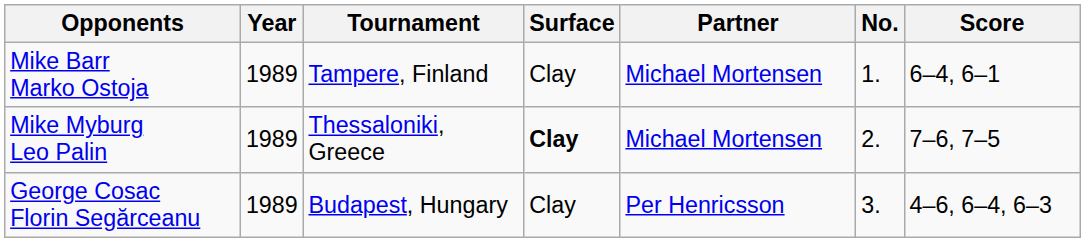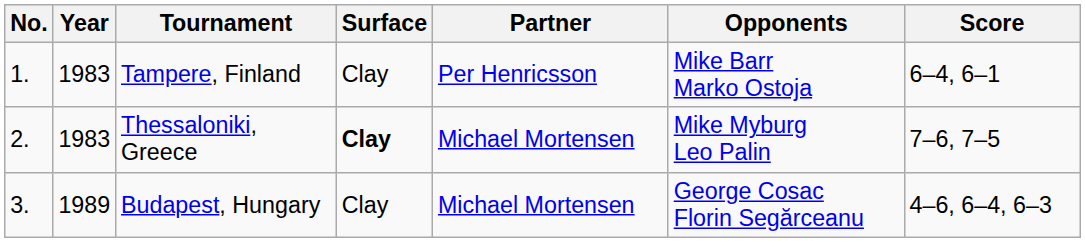columns swapped: (880, 22) <-> (123, 22)
(272, 74) 1989 -> (84, 74) 1983
(724, 74) Michael Mortensen -> (518, 74) Per Henricsson
(272, 138) 1989 -> (84, 138) 1983
(705, 203) Per Henricsson -> (536, 203) Michael Mortensen
